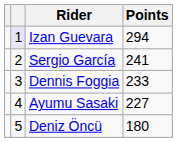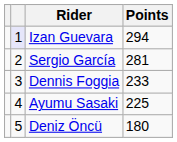(137, 59) 241 -> (137, 59) 281
(137, 103) 227 -> (137, 103) 225
